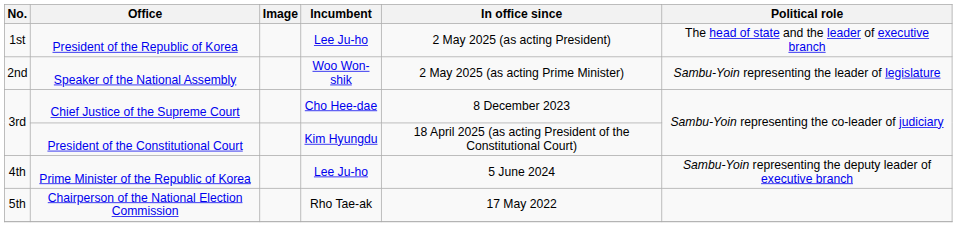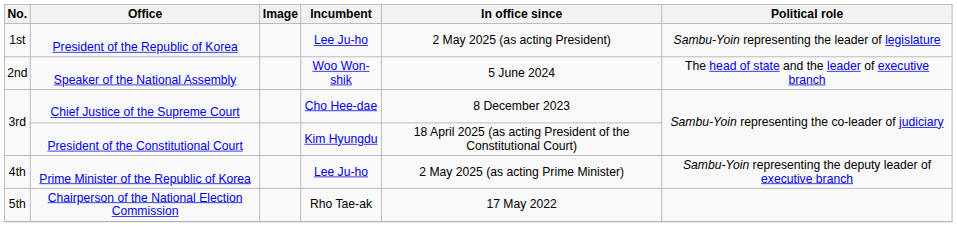(807, 40) The head of state and the leader of executive branch -> (807, 40) Sambu-Yoin representing the leader of legislature
(522, 73) 2 May 2025 (as acting Prime Minister) -> (522, 73) 5 June 2024
(807, 73) Sambu-Yoin representing the leader of legislature -> (807, 73) The head of state and the leader of executive branch
(522, 172) 5 June 2024 -> (522, 172) 2 May 2025 (as acting Prime Minister)
